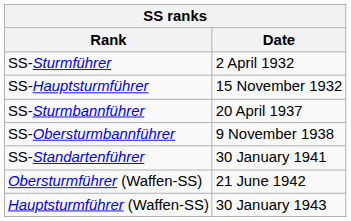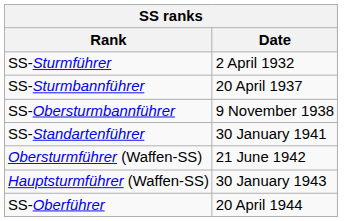- row: (78, 87)
+ row: (56, 205)
